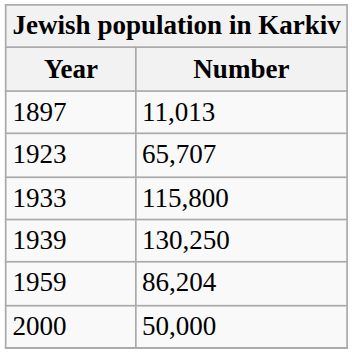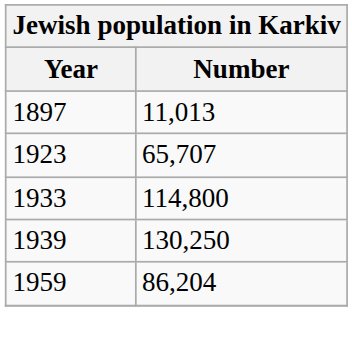(185, 197) 115,800 -> (185, 197) 114,800
- row: (40, 326)
